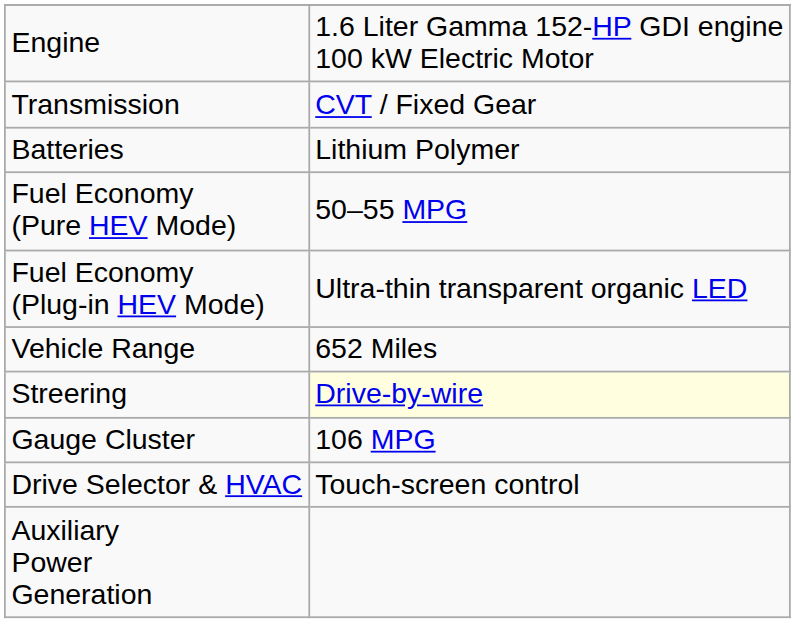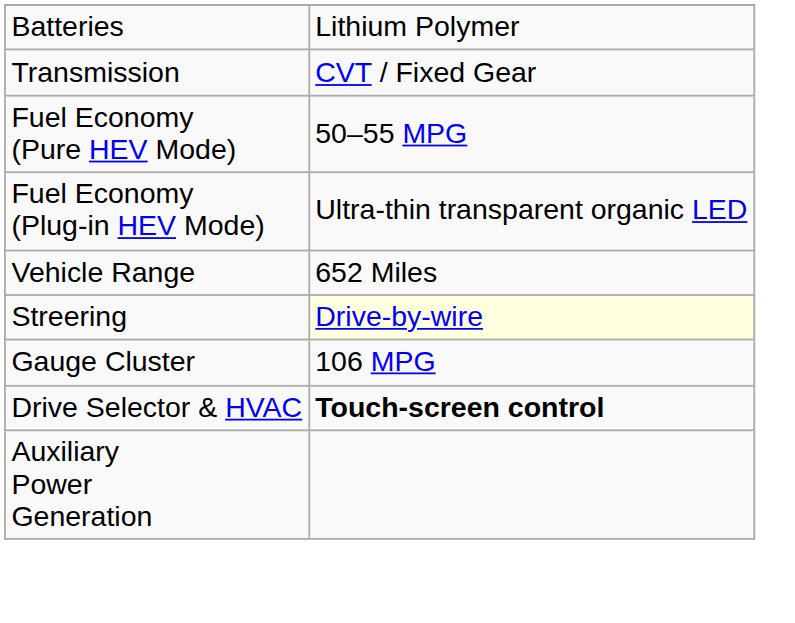- row: (56, 43)
rows swapped: (96, 104) <-> (68, 149)
(447, 484) normal -> (460, 407) bold
